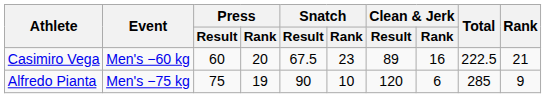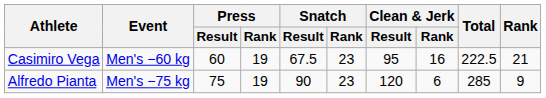(260, 59) 20 -> (260, 59) 19
(391, 59) 89 -> (391, 59) 95
(346, 82) 10 -> (346, 82) 23
